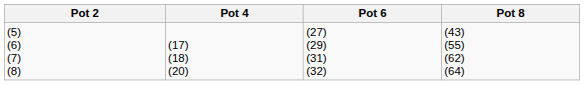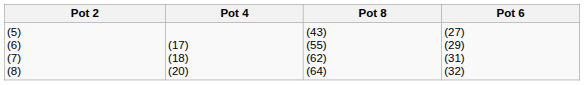columns swapped: (373, 13) <-> (511, 13)
